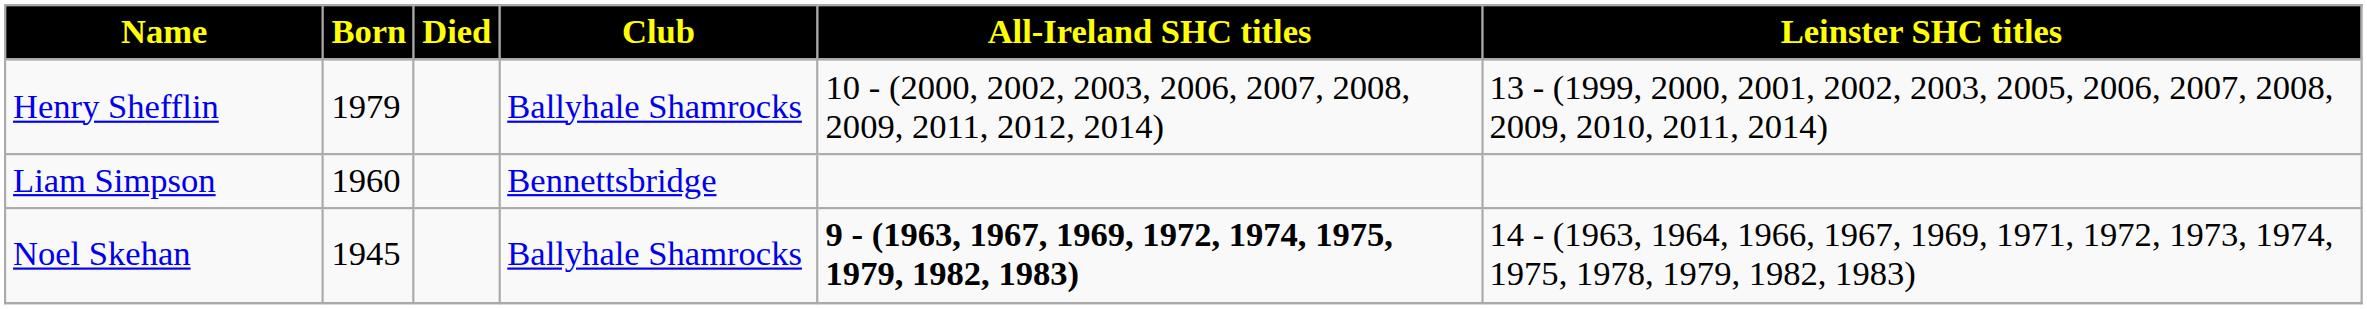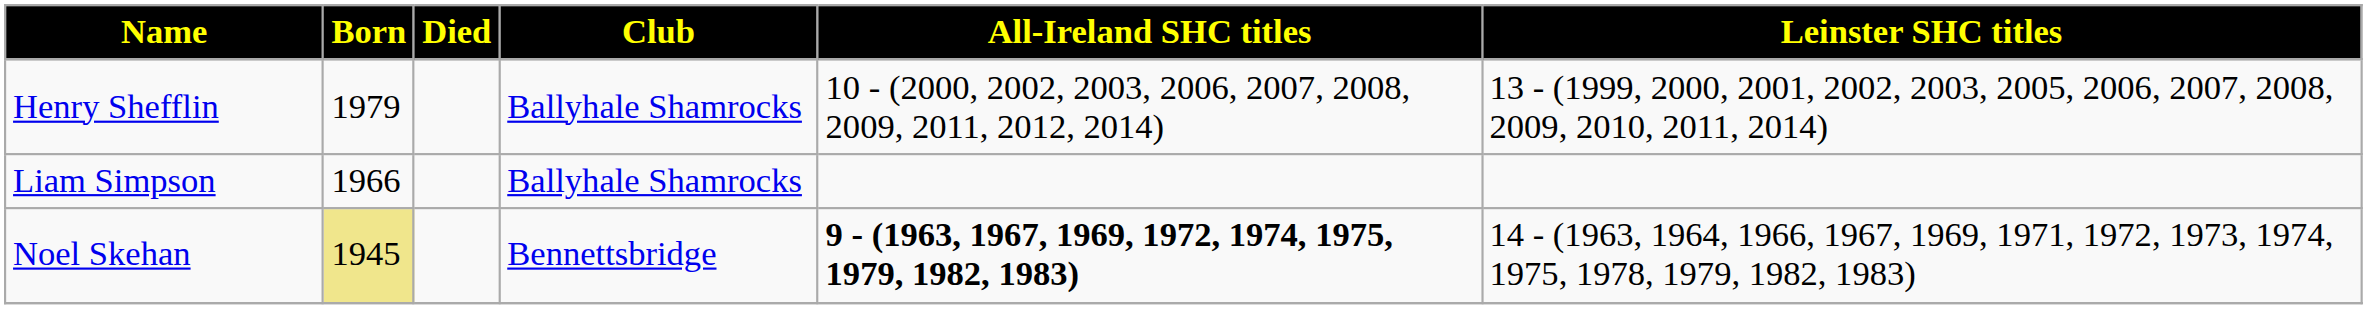(366, 180) 1960 -> (366, 180) 1966
(612, 180) Bennettsbridge -> (655, 180) Ballyhale Shamrocks
(366, 254) no background -> (366, 254) khaki background
(655, 254) Ballyhale Shamrocks -> (612, 254) Bennettsbridge
